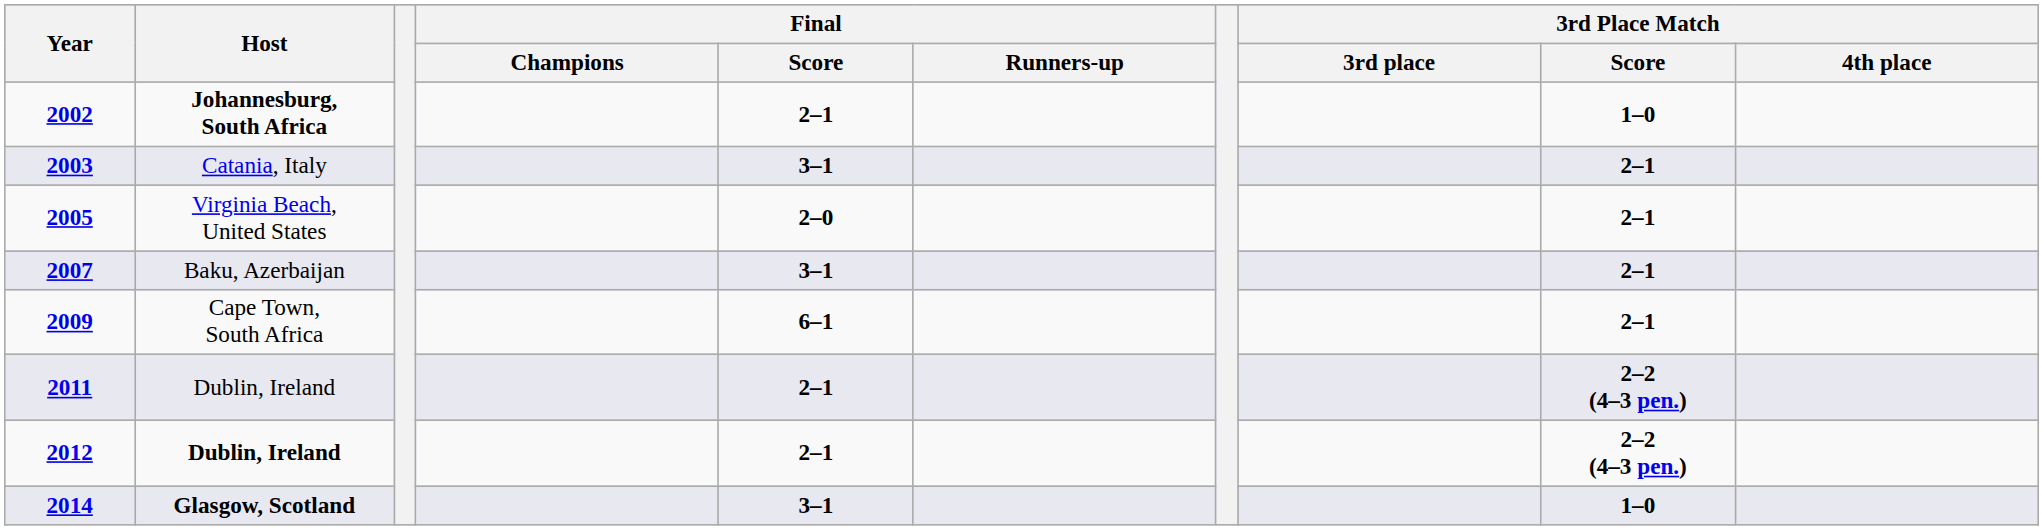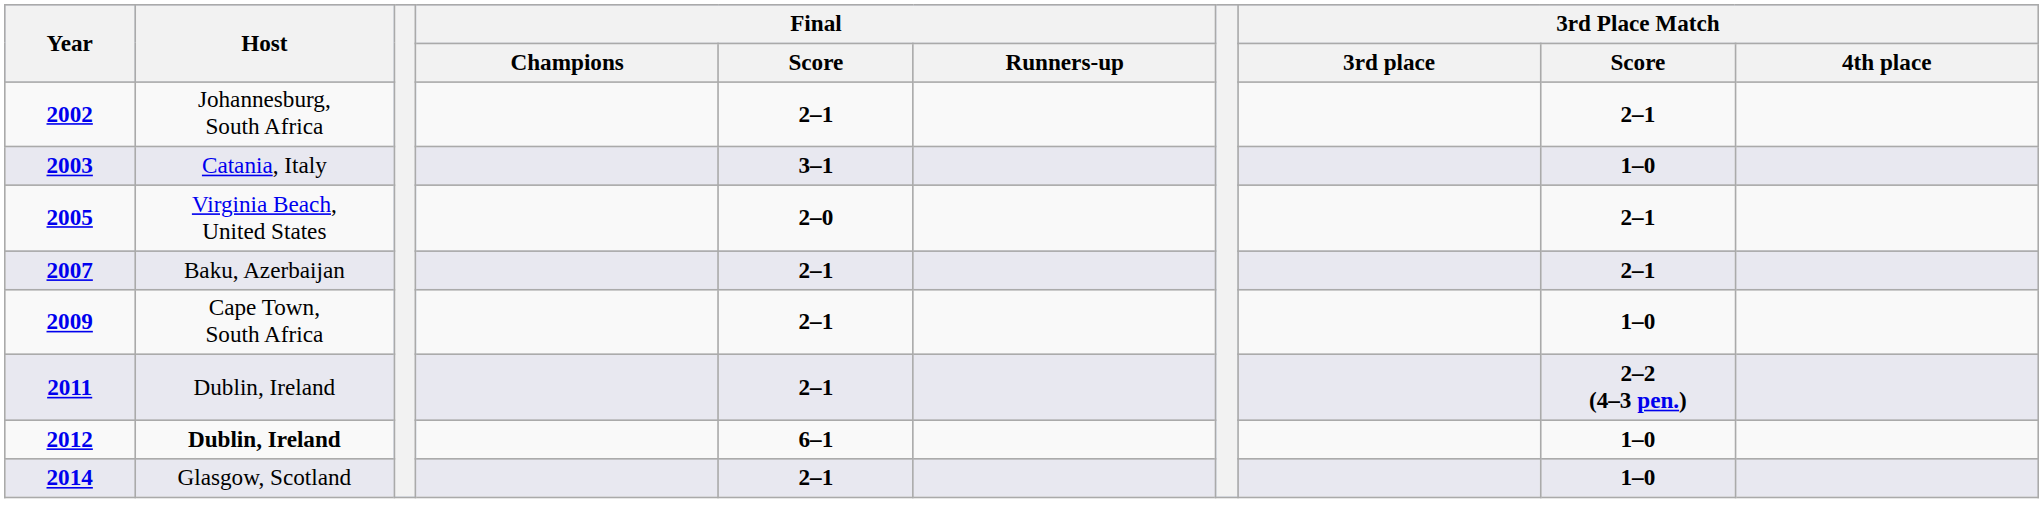(264, 114) bold -> (264, 114) normal
(1638, 114) 1–0 -> (1638, 114) 2–1
(1638, 166) 2–1 -> (1638, 166) 1–0
(816, 269) 3–1 -> (816, 269) 2–1
(816, 321) 6–1 -> (816, 321) 2–1
(1638, 321) 2–1 -> (1638, 321) 1–0
(816, 453) 2–1 -> (816, 439) 6–1
(1638, 453) 2–2 (4–3 pen.) -> (1638, 439) 1–0
(264, 504) bold -> (264, 477) normal
(816, 504) 3–1 -> (816, 477) 2–1
